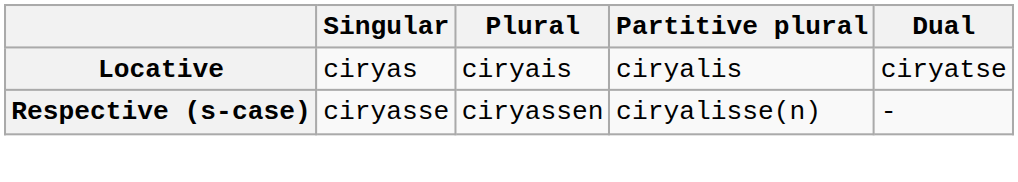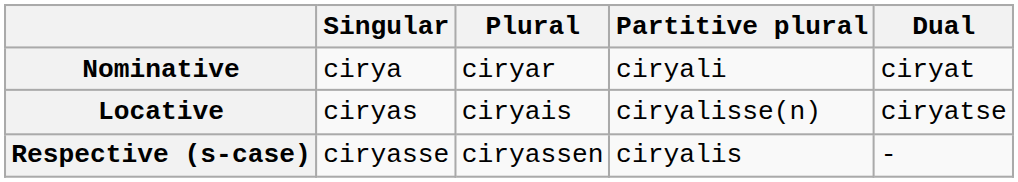+ row: (161, 69)
(679, 69) ciryalis -> (719, 112) ciryalisse(n)
(719, 112) ciryalisse(n) -> (679, 155) ciryalis
